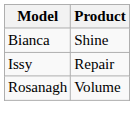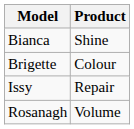+ row: (32, 64)
